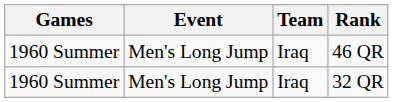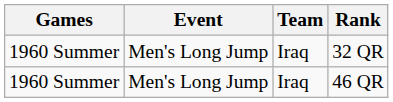rows swapped: (358, 50) <-> (358, 81)
